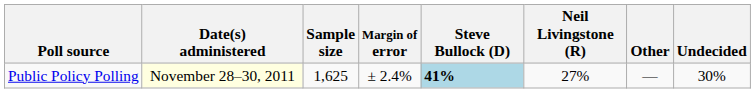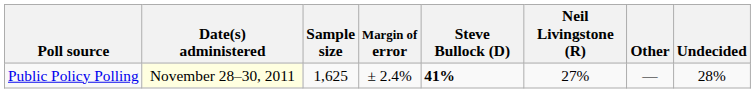(440, 75) lightblue background -> (440, 75) no background
(712, 75) 30% -> (712, 75) 28%
